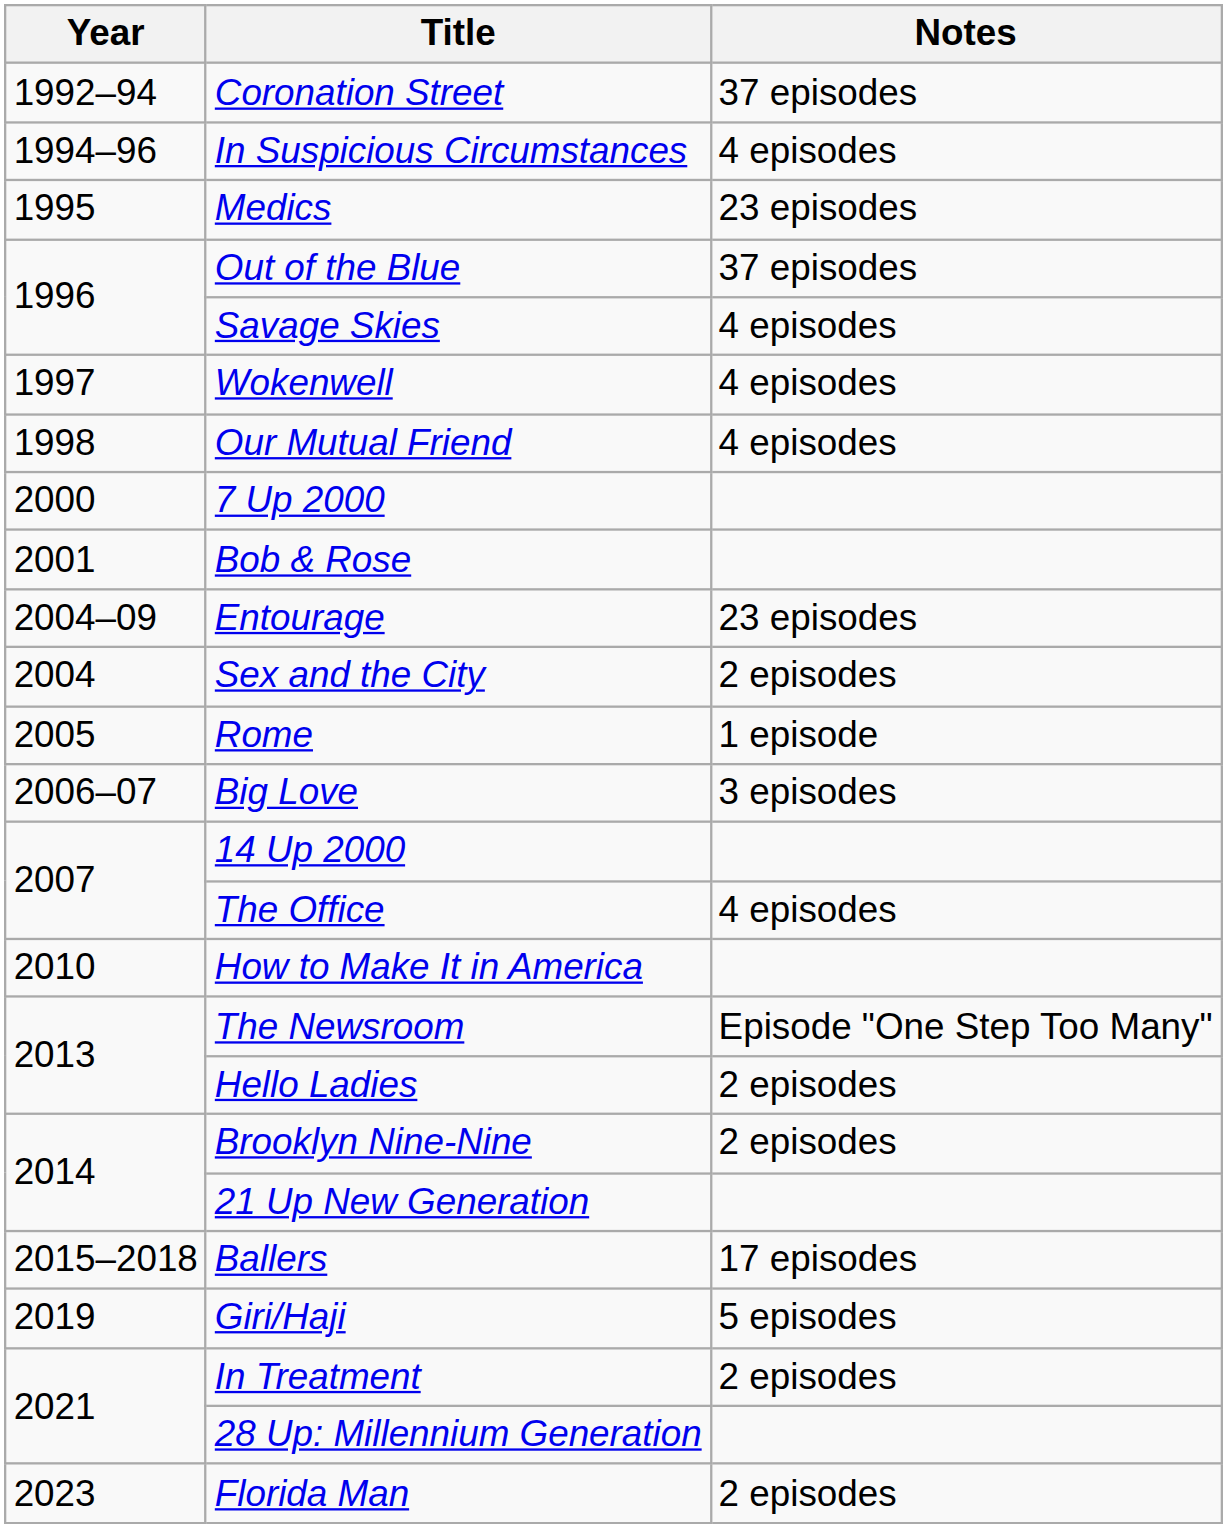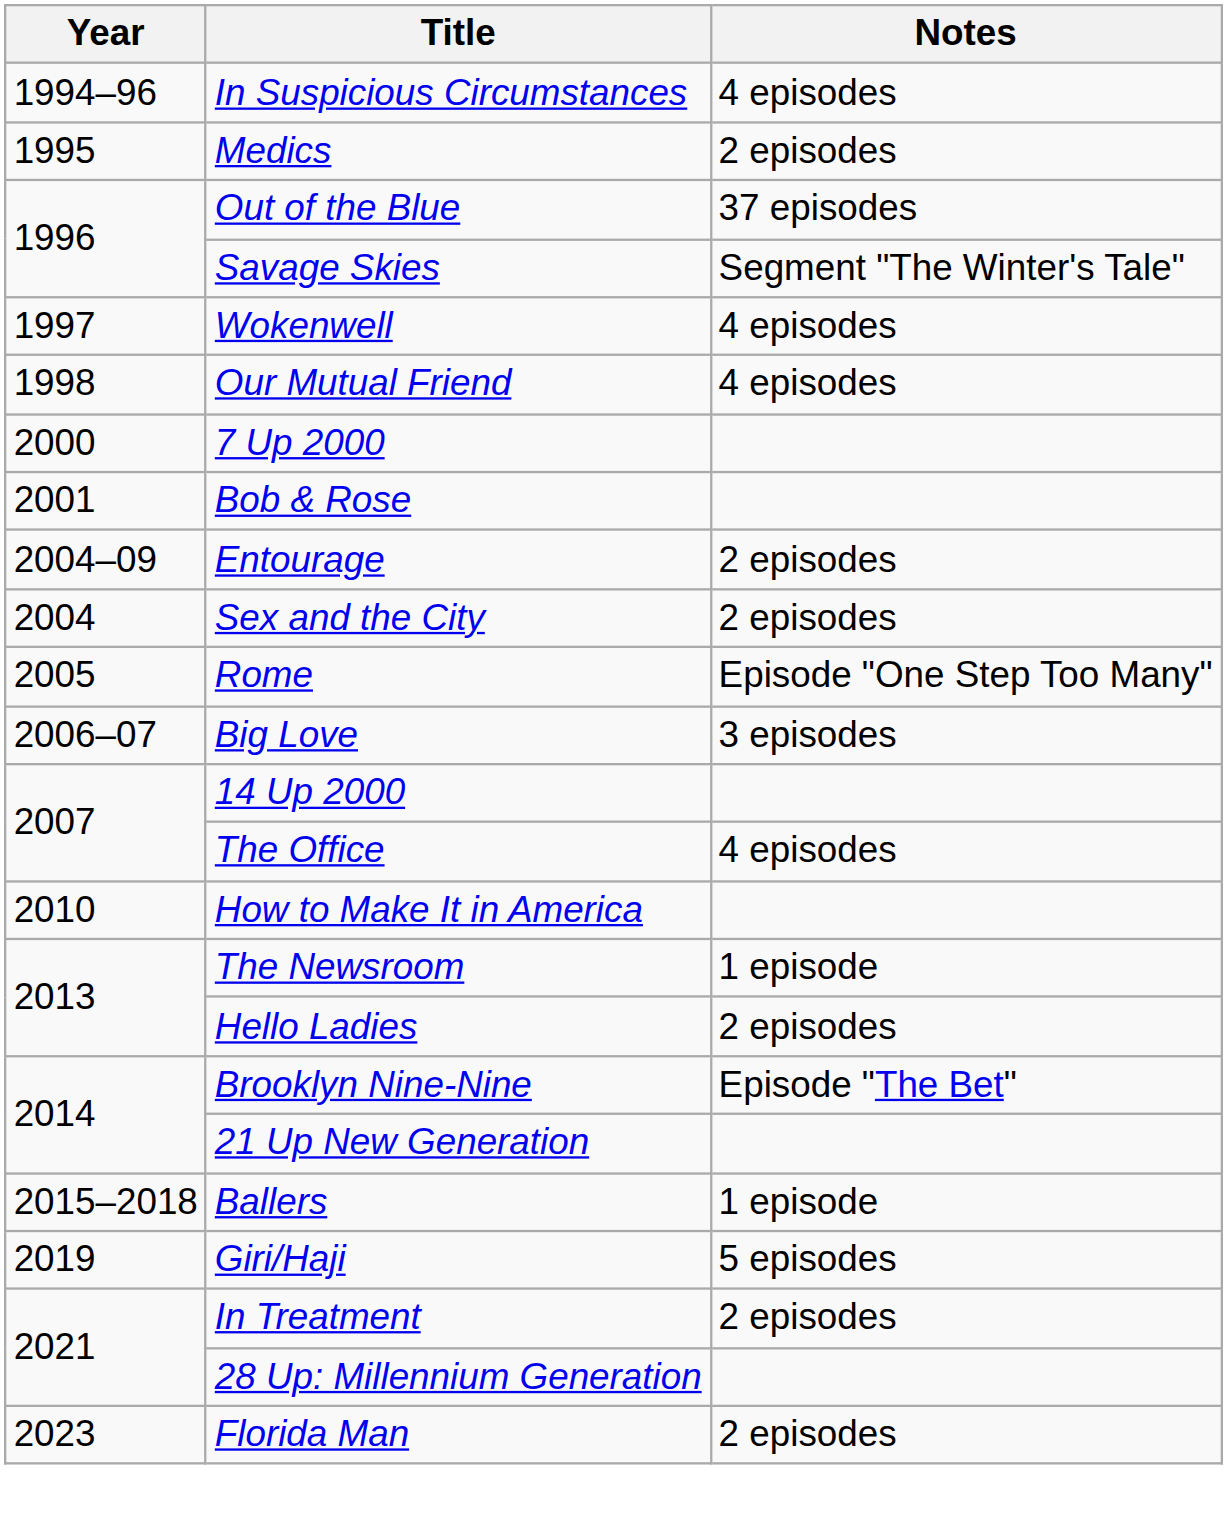- row: (359, 92)
(818, 208) 23 episodes -> (808, 150) 2 episodes
(808, 325) 4 episodes -> (952, 267) Segment "The Winter's Tale"
(818, 617) 23 episodes -> (808, 558) 2 episodes
(798, 734) 1 episode -> (966, 675) Episode "One Step Too Many"
(966, 1025) Episode "One Step Too Many" -> (798, 967) 1 episode
(808, 1142) 2 episodes -> (868, 1084) Episode "The Bet"
(818, 1259) 17 episodes -> (798, 1200) 1 episode
